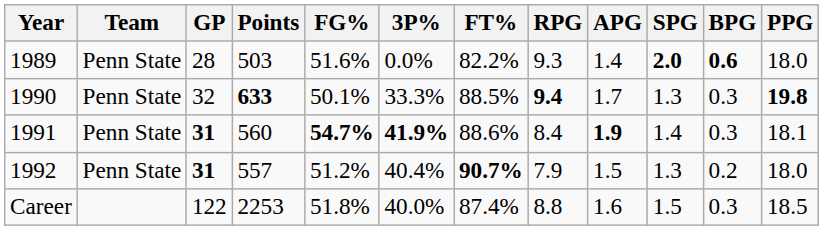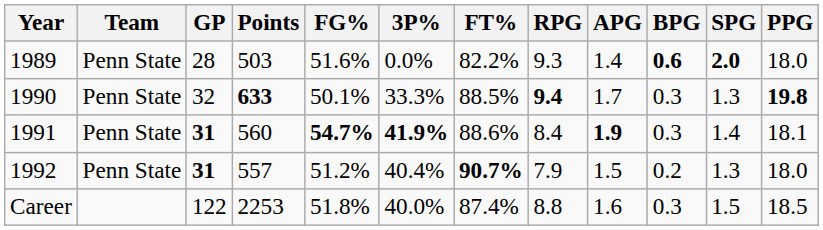columns swapped: (675, 22) <-> (732, 22)
